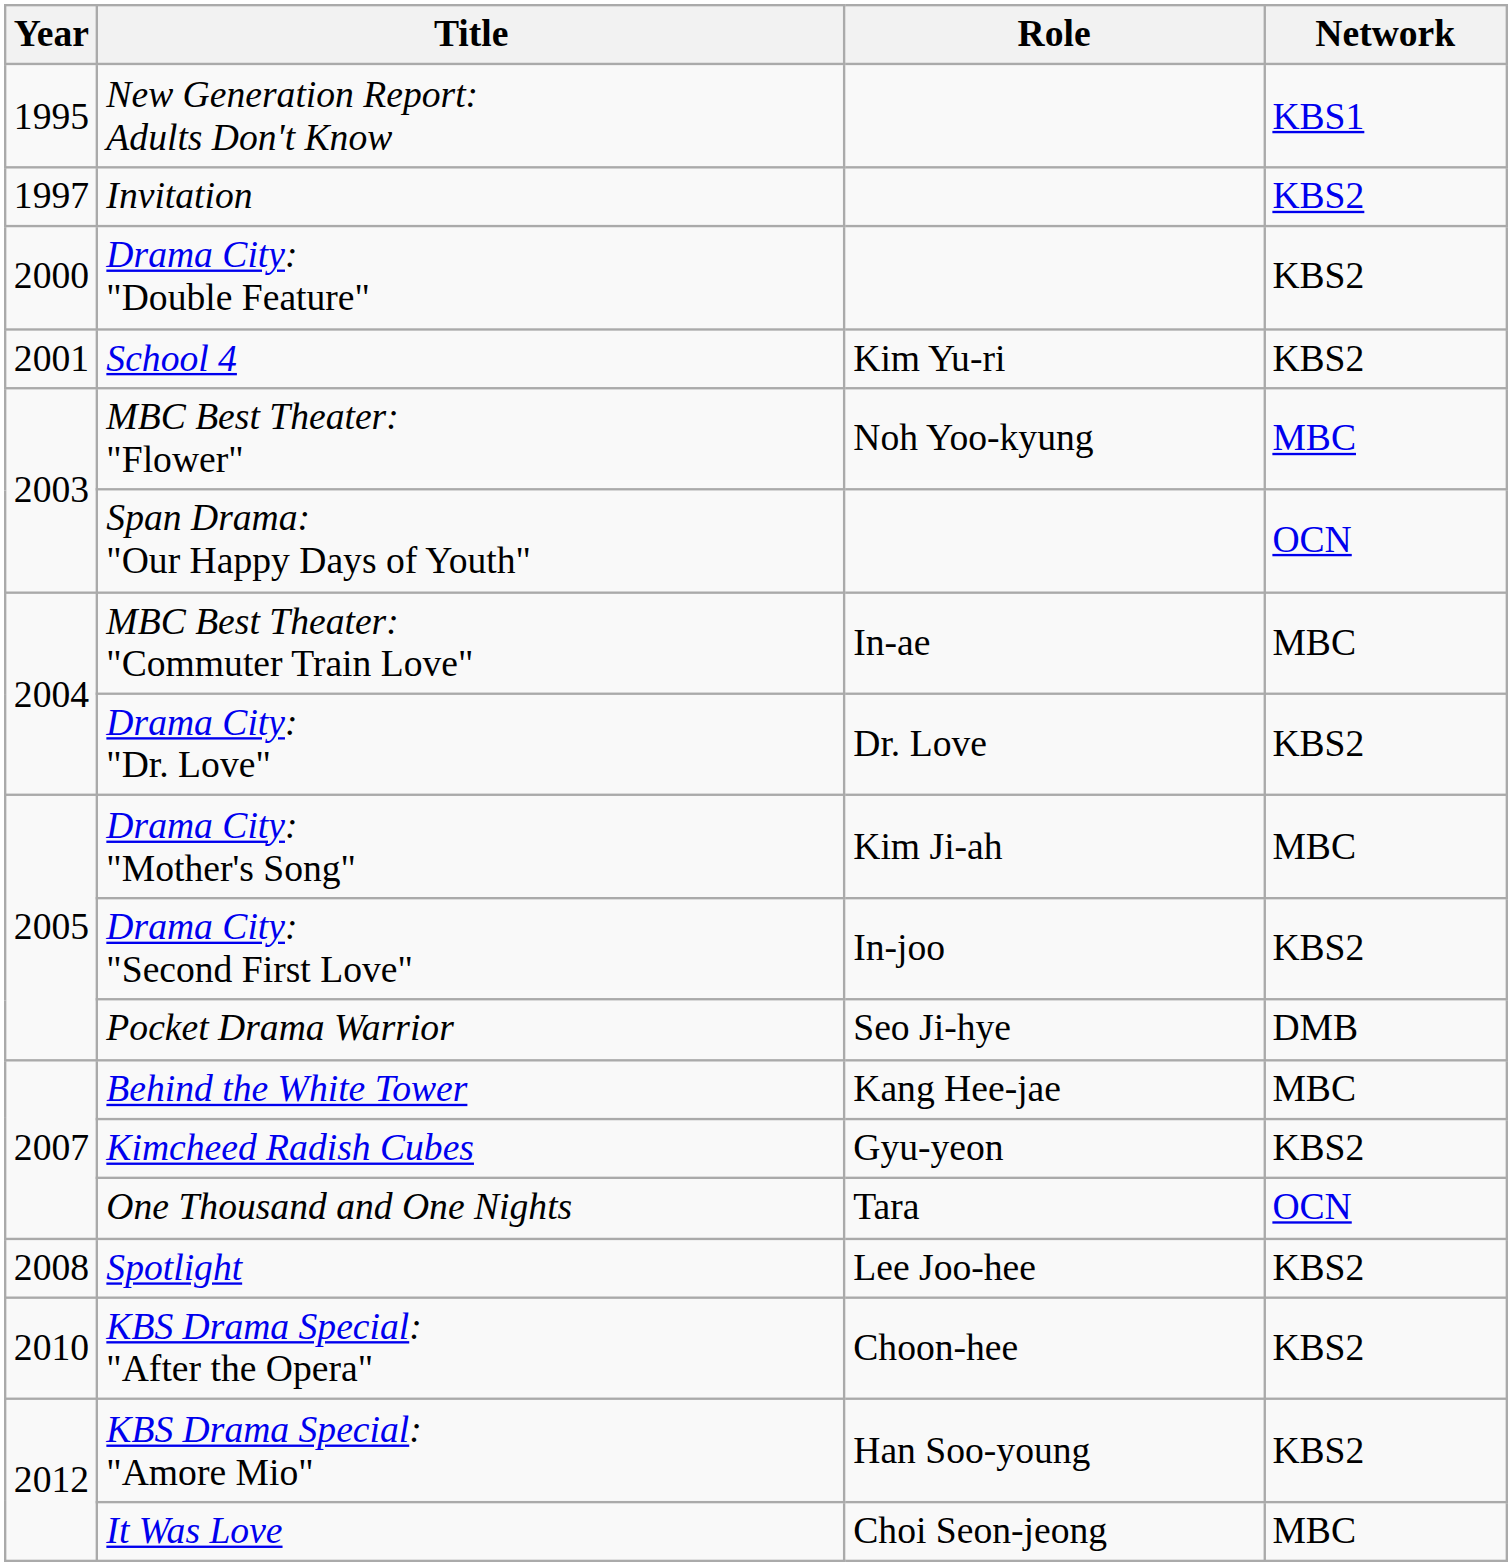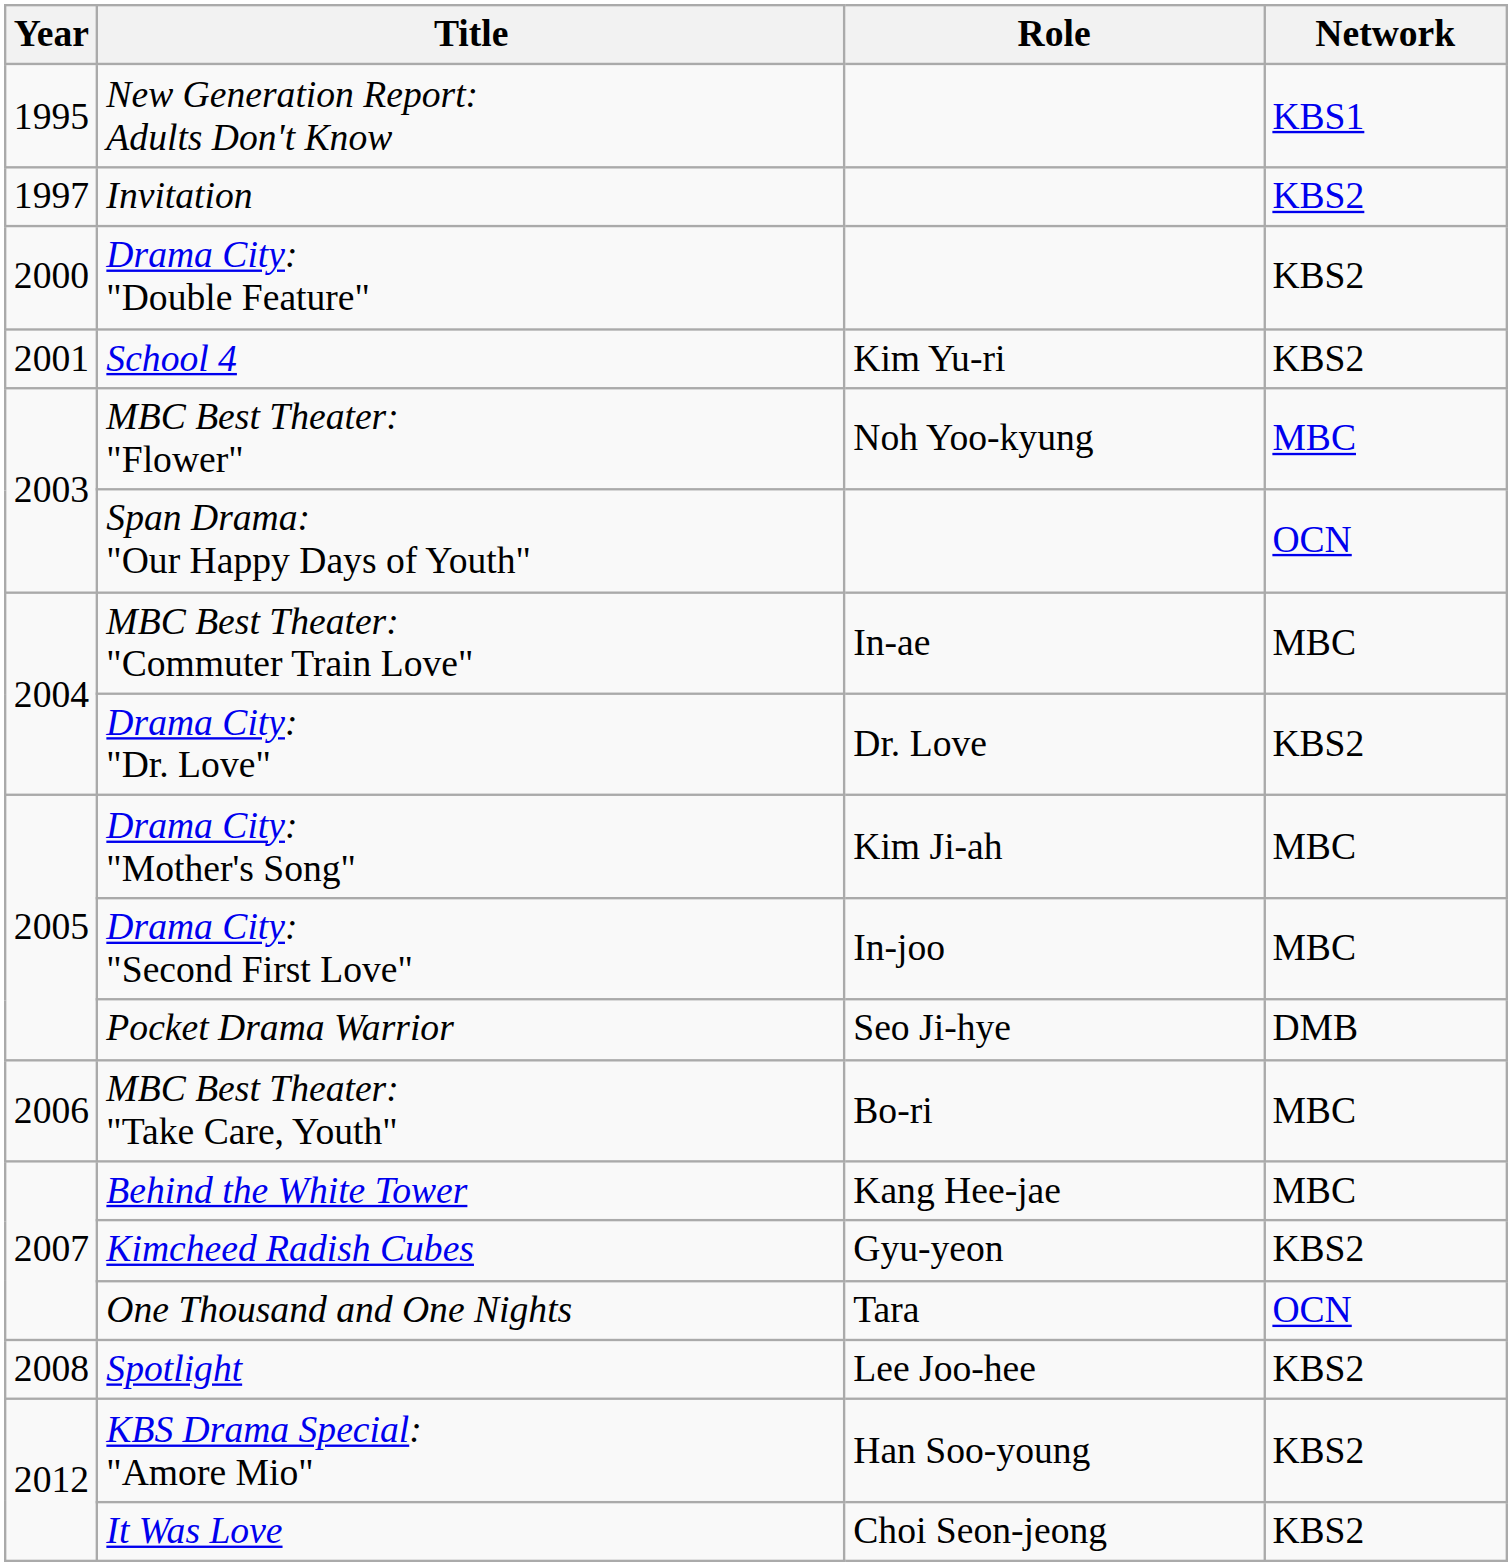(1318, 947) KBS2 -> (1314, 947) MBC
+ row: (253, 1109)
- row: (264, 1347)
(1314, 1530) MBC -> (1318, 1530) KBS2
